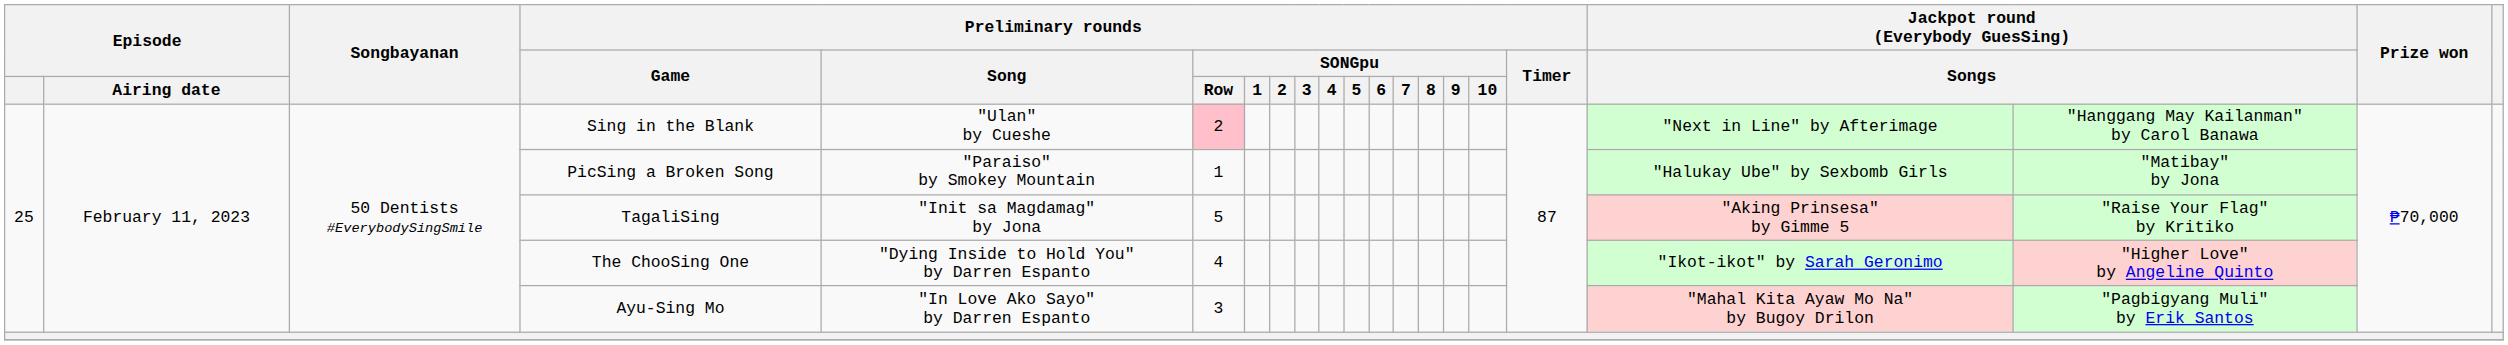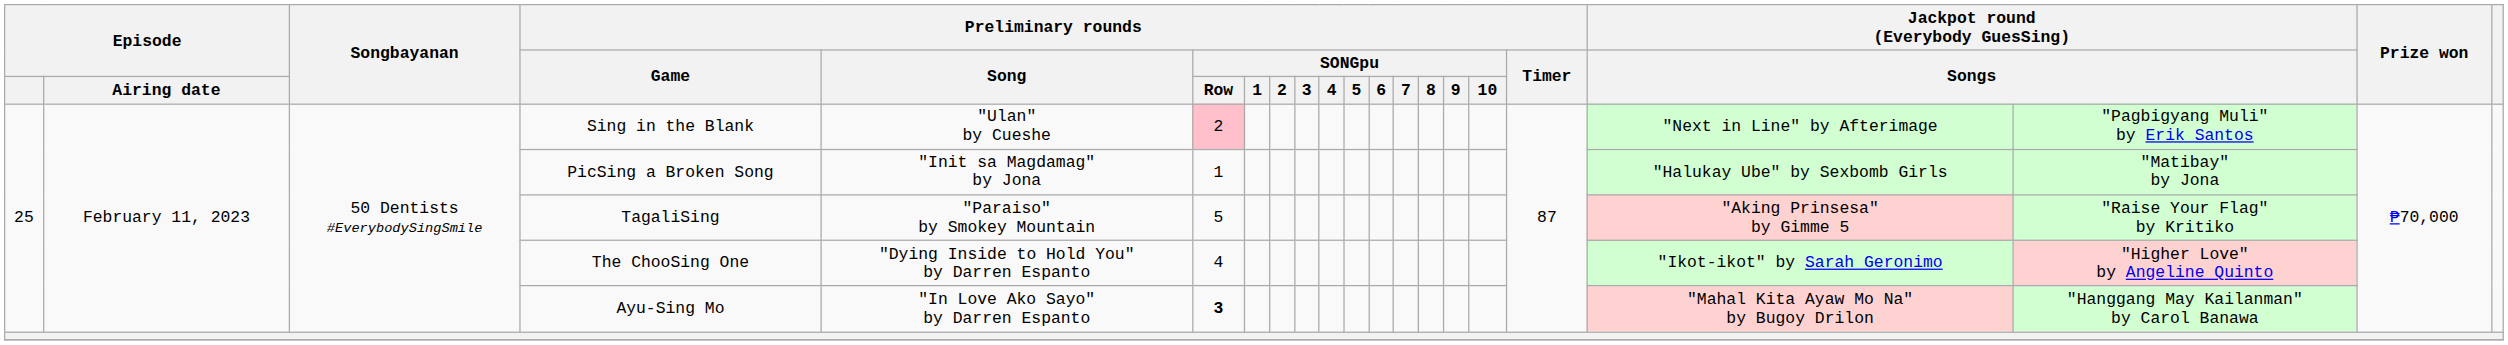(2185, 126) "Hanggang May Kailanman" by Carol Banawa -> (2185, 126) "Pagbigyang Muli" by Erik Santos
(1007, 172) "Paraiso" by Smokey Mountain -> (1007, 172) "Init sa Magdamag" by Jona
(1007, 218) "Init sa Magdamag" by Jona -> (1007, 218) "Paraiso" by Smokey Mountain
(1218, 309) normal -> (1218, 309) bold
(2185, 309) "Pagbigyang Muli" by Erik Santos -> (2185, 309) "Hanggang May Kailanman" by Carol Banawa
